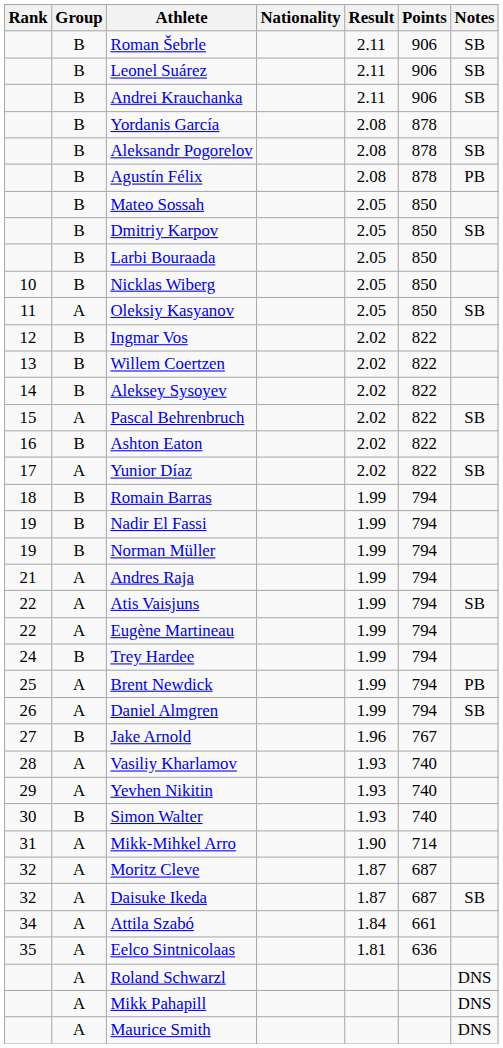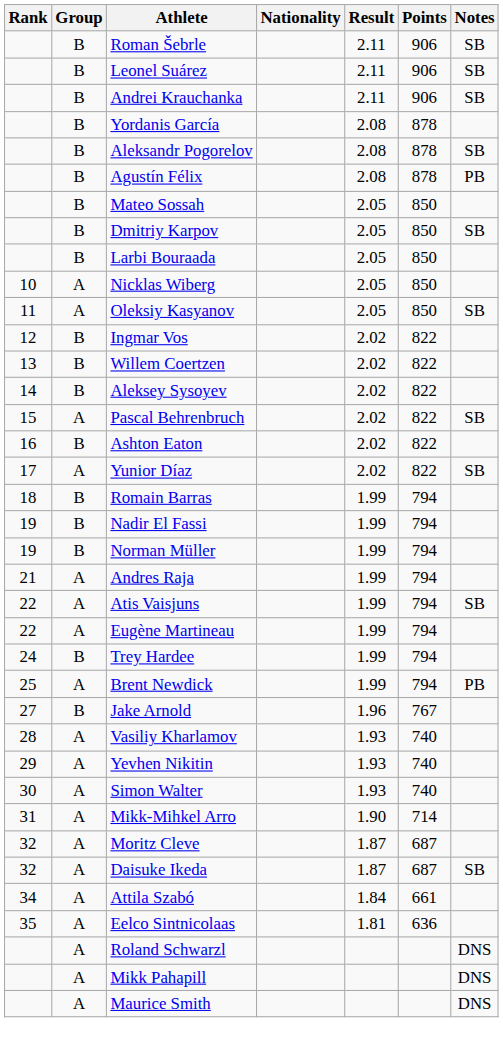(79, 284) B -> (79, 284) A
- row: (164, 710)
(79, 817) B -> (79, 790) A
